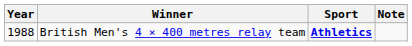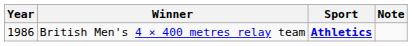(21, 32) 1988 -> (21, 32) 1986
